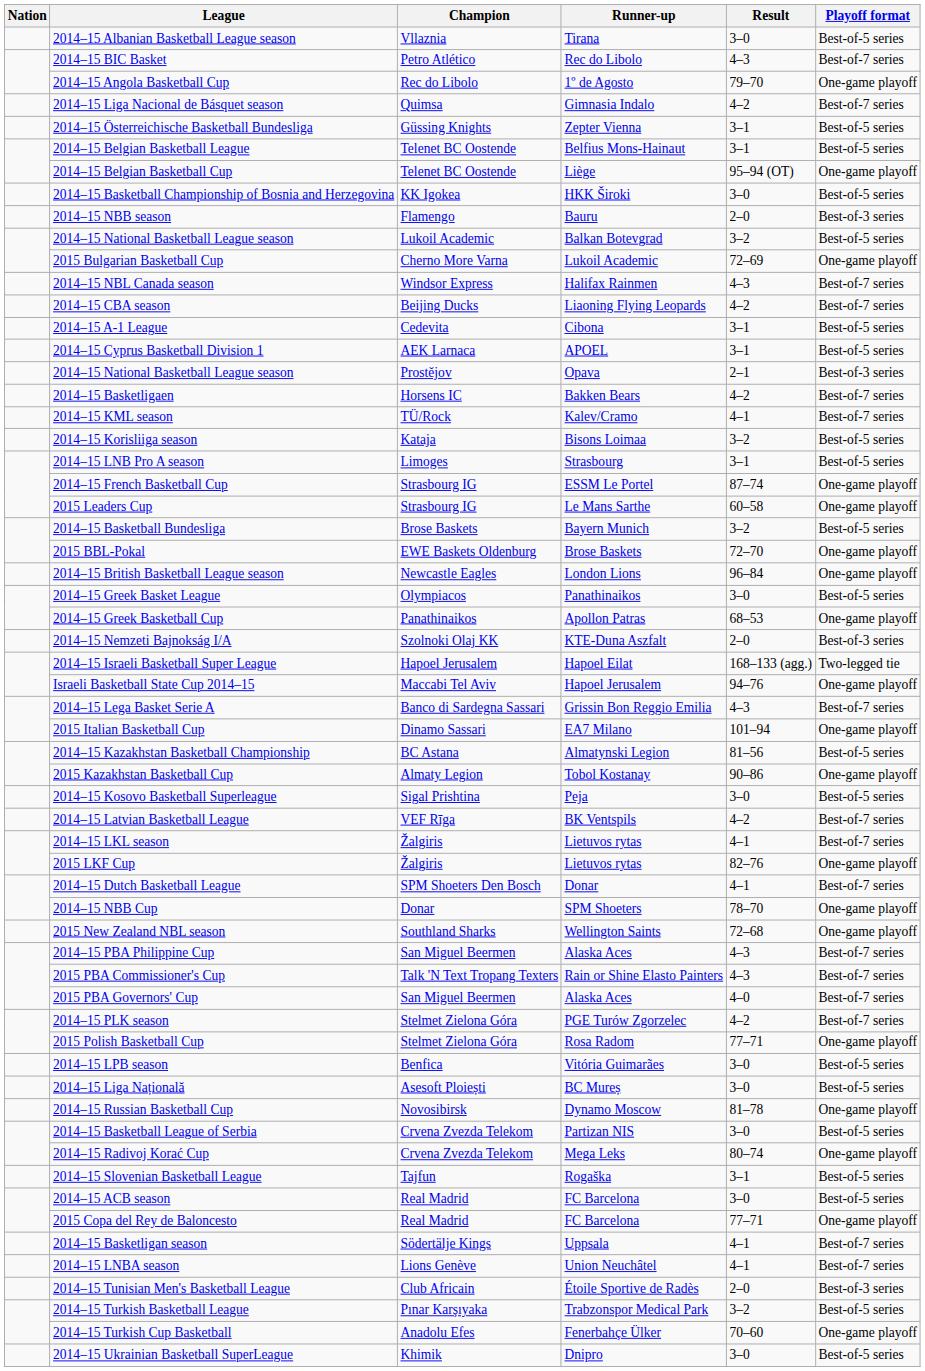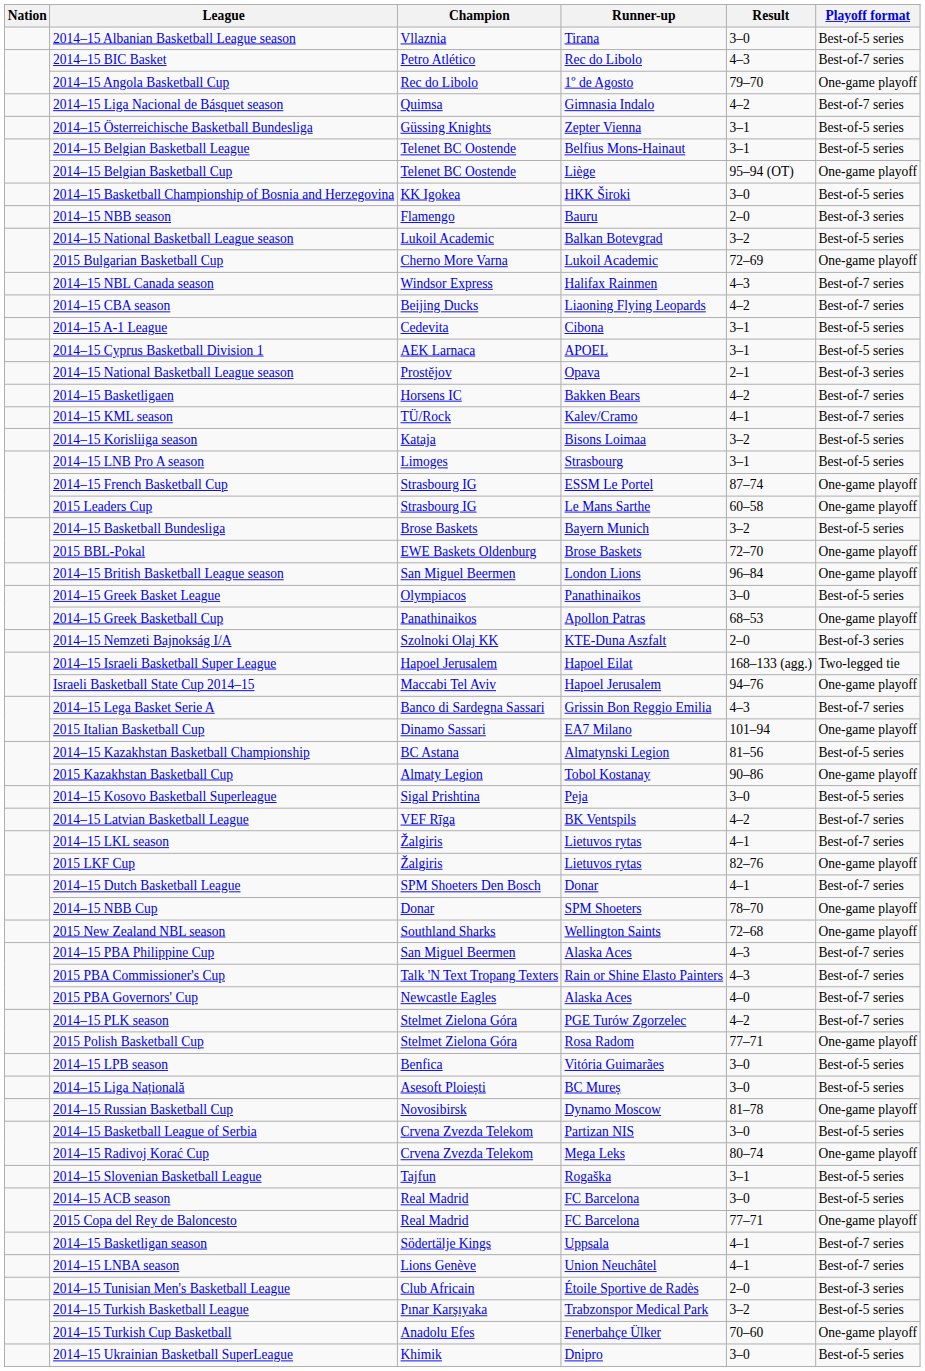(448, 574) Newcastle Eagles -> (458, 574) San Miguel Beermen
(458, 998) San Miguel Beermen -> (448, 998) Newcastle Eagles
